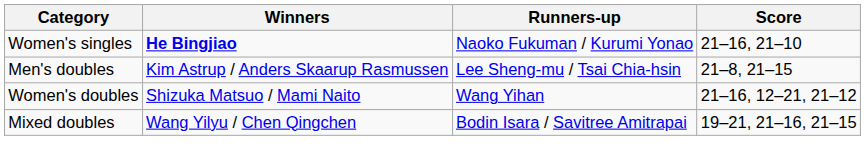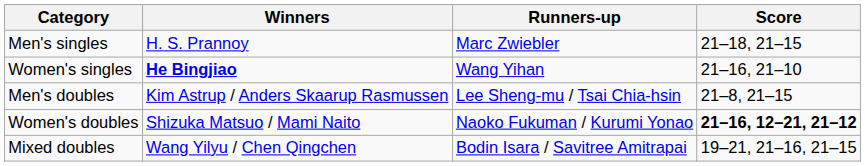+ row: (58, 43)
(575, 43) Naoko Fukuman / Kurumi Yonao -> (500, 69) Wang Yihan
(500, 95) Wang Yihan -> (575, 122) Naoko Fukuman / Kurumi Yonao
(779, 95) normal -> (779, 122) bold
